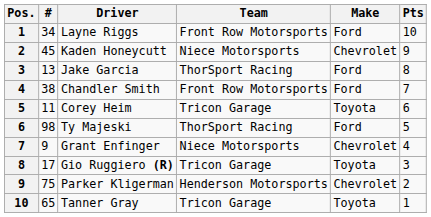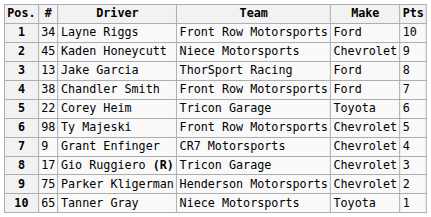(48, 109) 11 -> (48, 109) 22
(236, 128) ThorSport Racing -> (254, 128) Front Row Motorsports
(348, 128) Ford -> (365, 128) Chevrolet
(240, 147) Niece Motorsports -> (233, 147) CR7 Motorsports
(355, 166) Toyota -> (365, 166) Chevrolet
(225, 204) Tricon Garage -> (240, 204) Niece Motorsports
